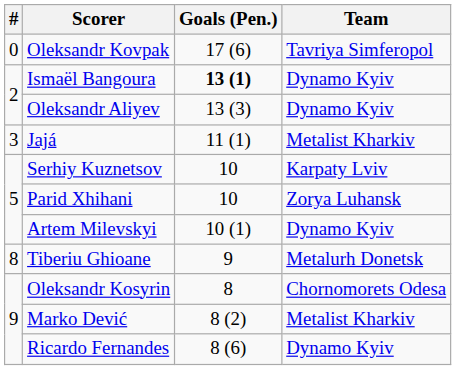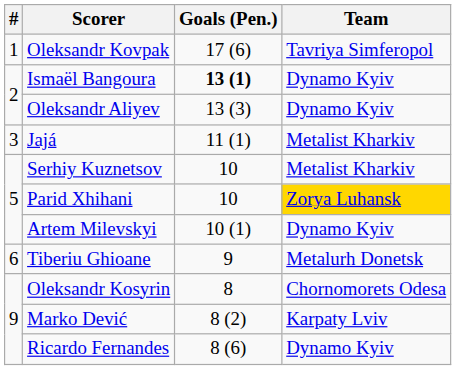(14, 49) 0 -> (14, 49) 1
(337, 169) Karpaty Lviv -> (350, 169) Metalist Kharkiv
(344, 199) no background -> (344, 199) gold background
(14, 259) 8 -> (14, 259) 6
(350, 318) Metalist Kharkiv -> (337, 318) Karpaty Lviv
